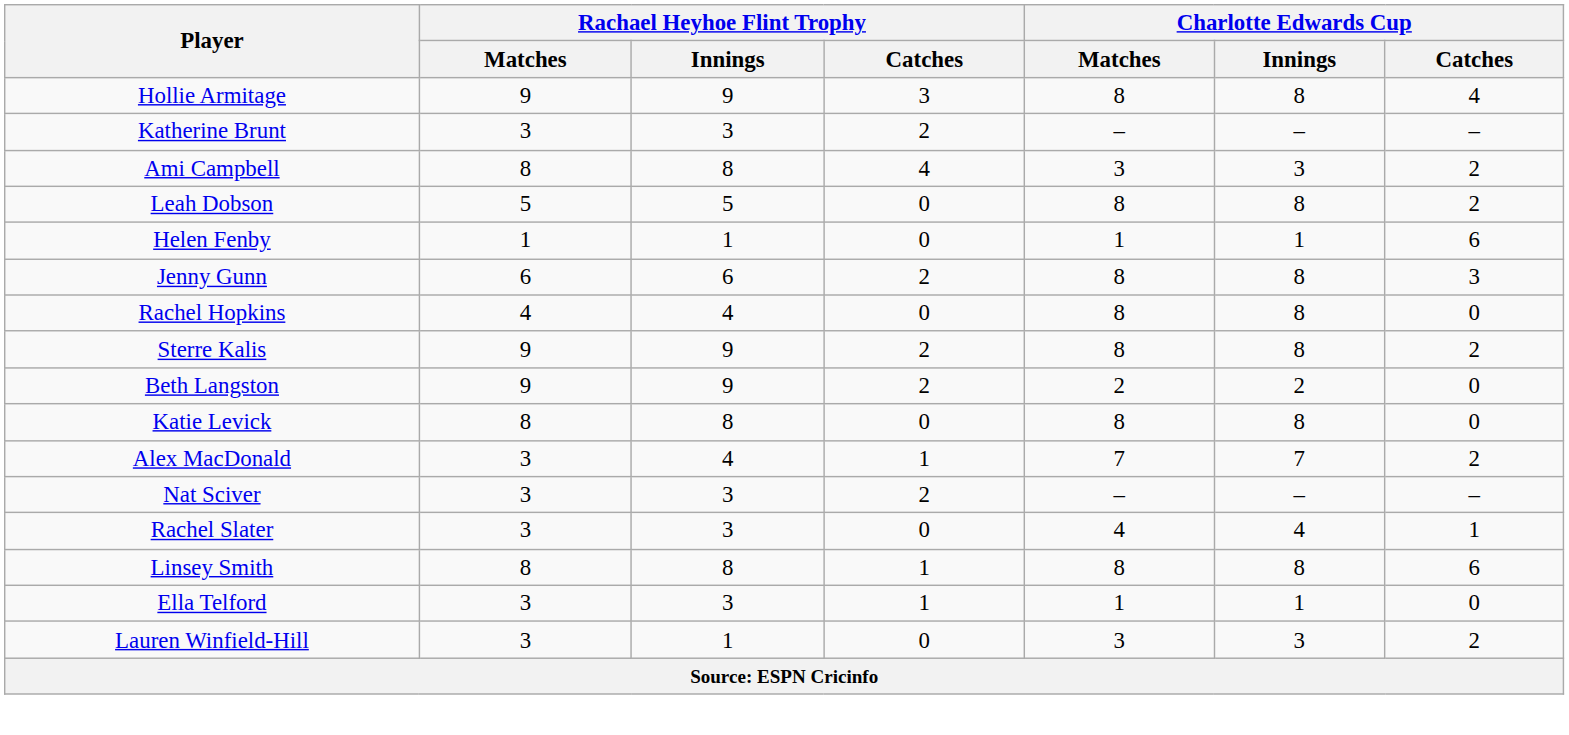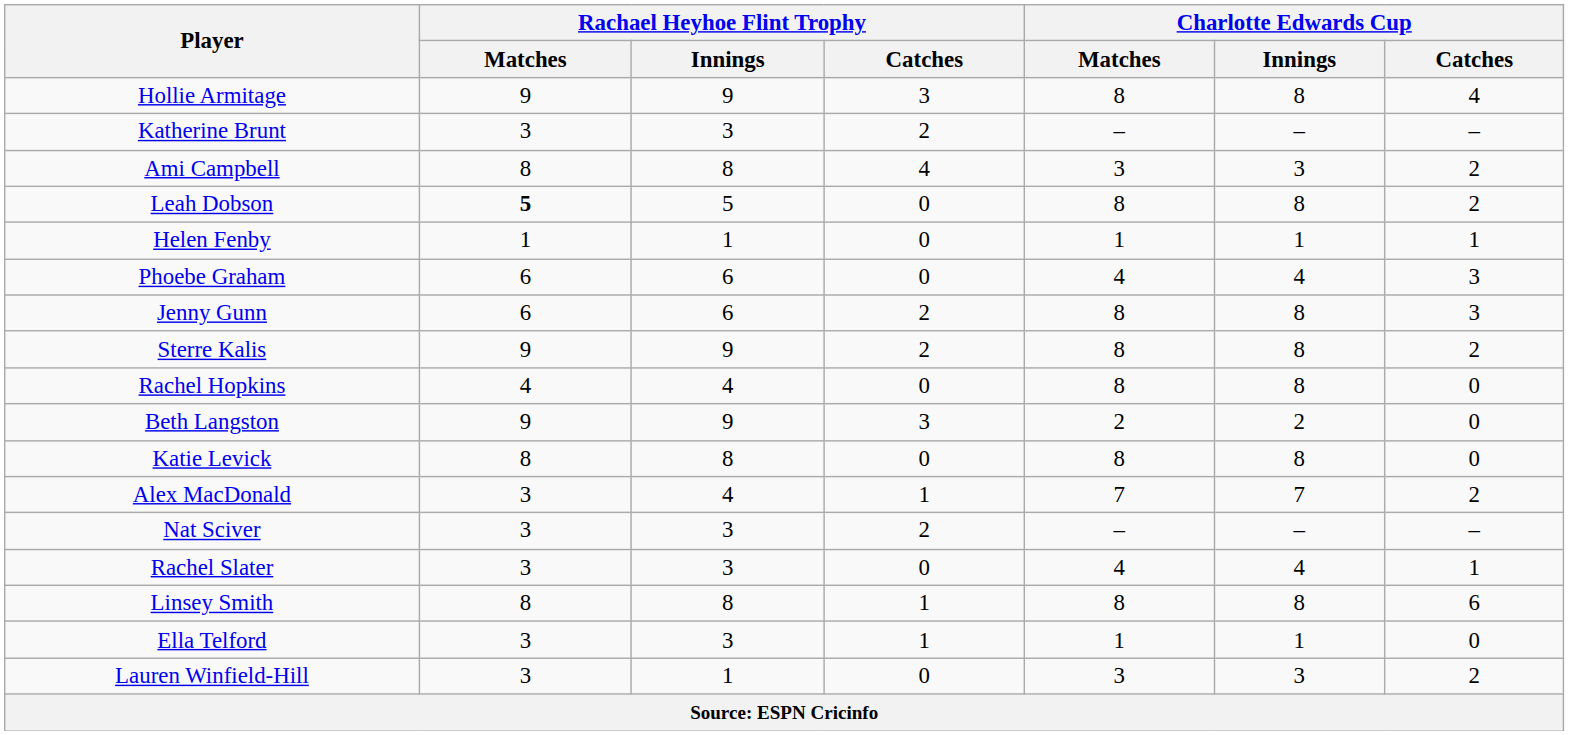(525, 204) normal -> (525, 204) bold
(1474, 240) 6 -> (1474, 240) 1
+ row: (212, 276)
rows swapped: (212, 312) <-> (212, 349)
(924, 385) 2 -> (924, 421) 3
